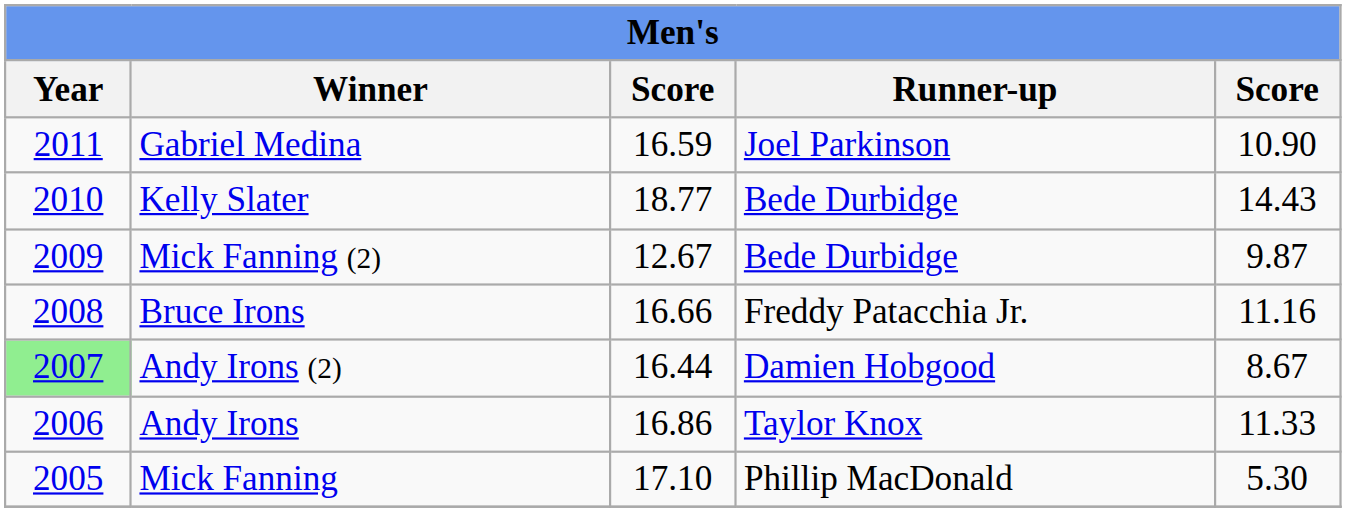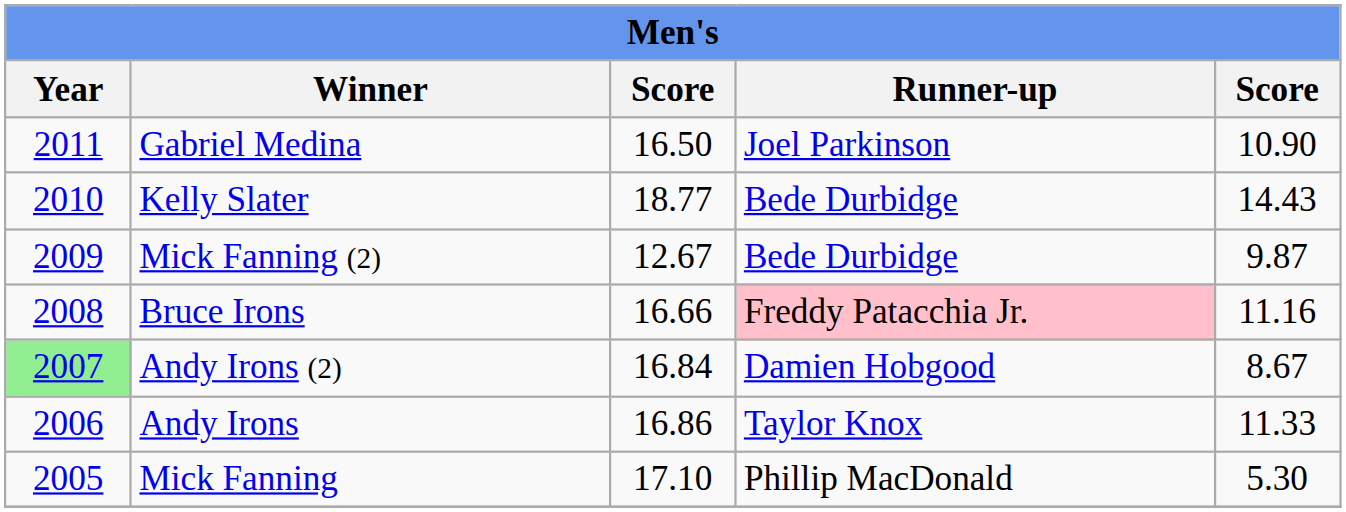(673, 144) 16.59 -> (673, 144) 16.50
(886, 311) no background -> (886, 311) pink background
(673, 367) 16.44 -> (673, 367) 16.84
